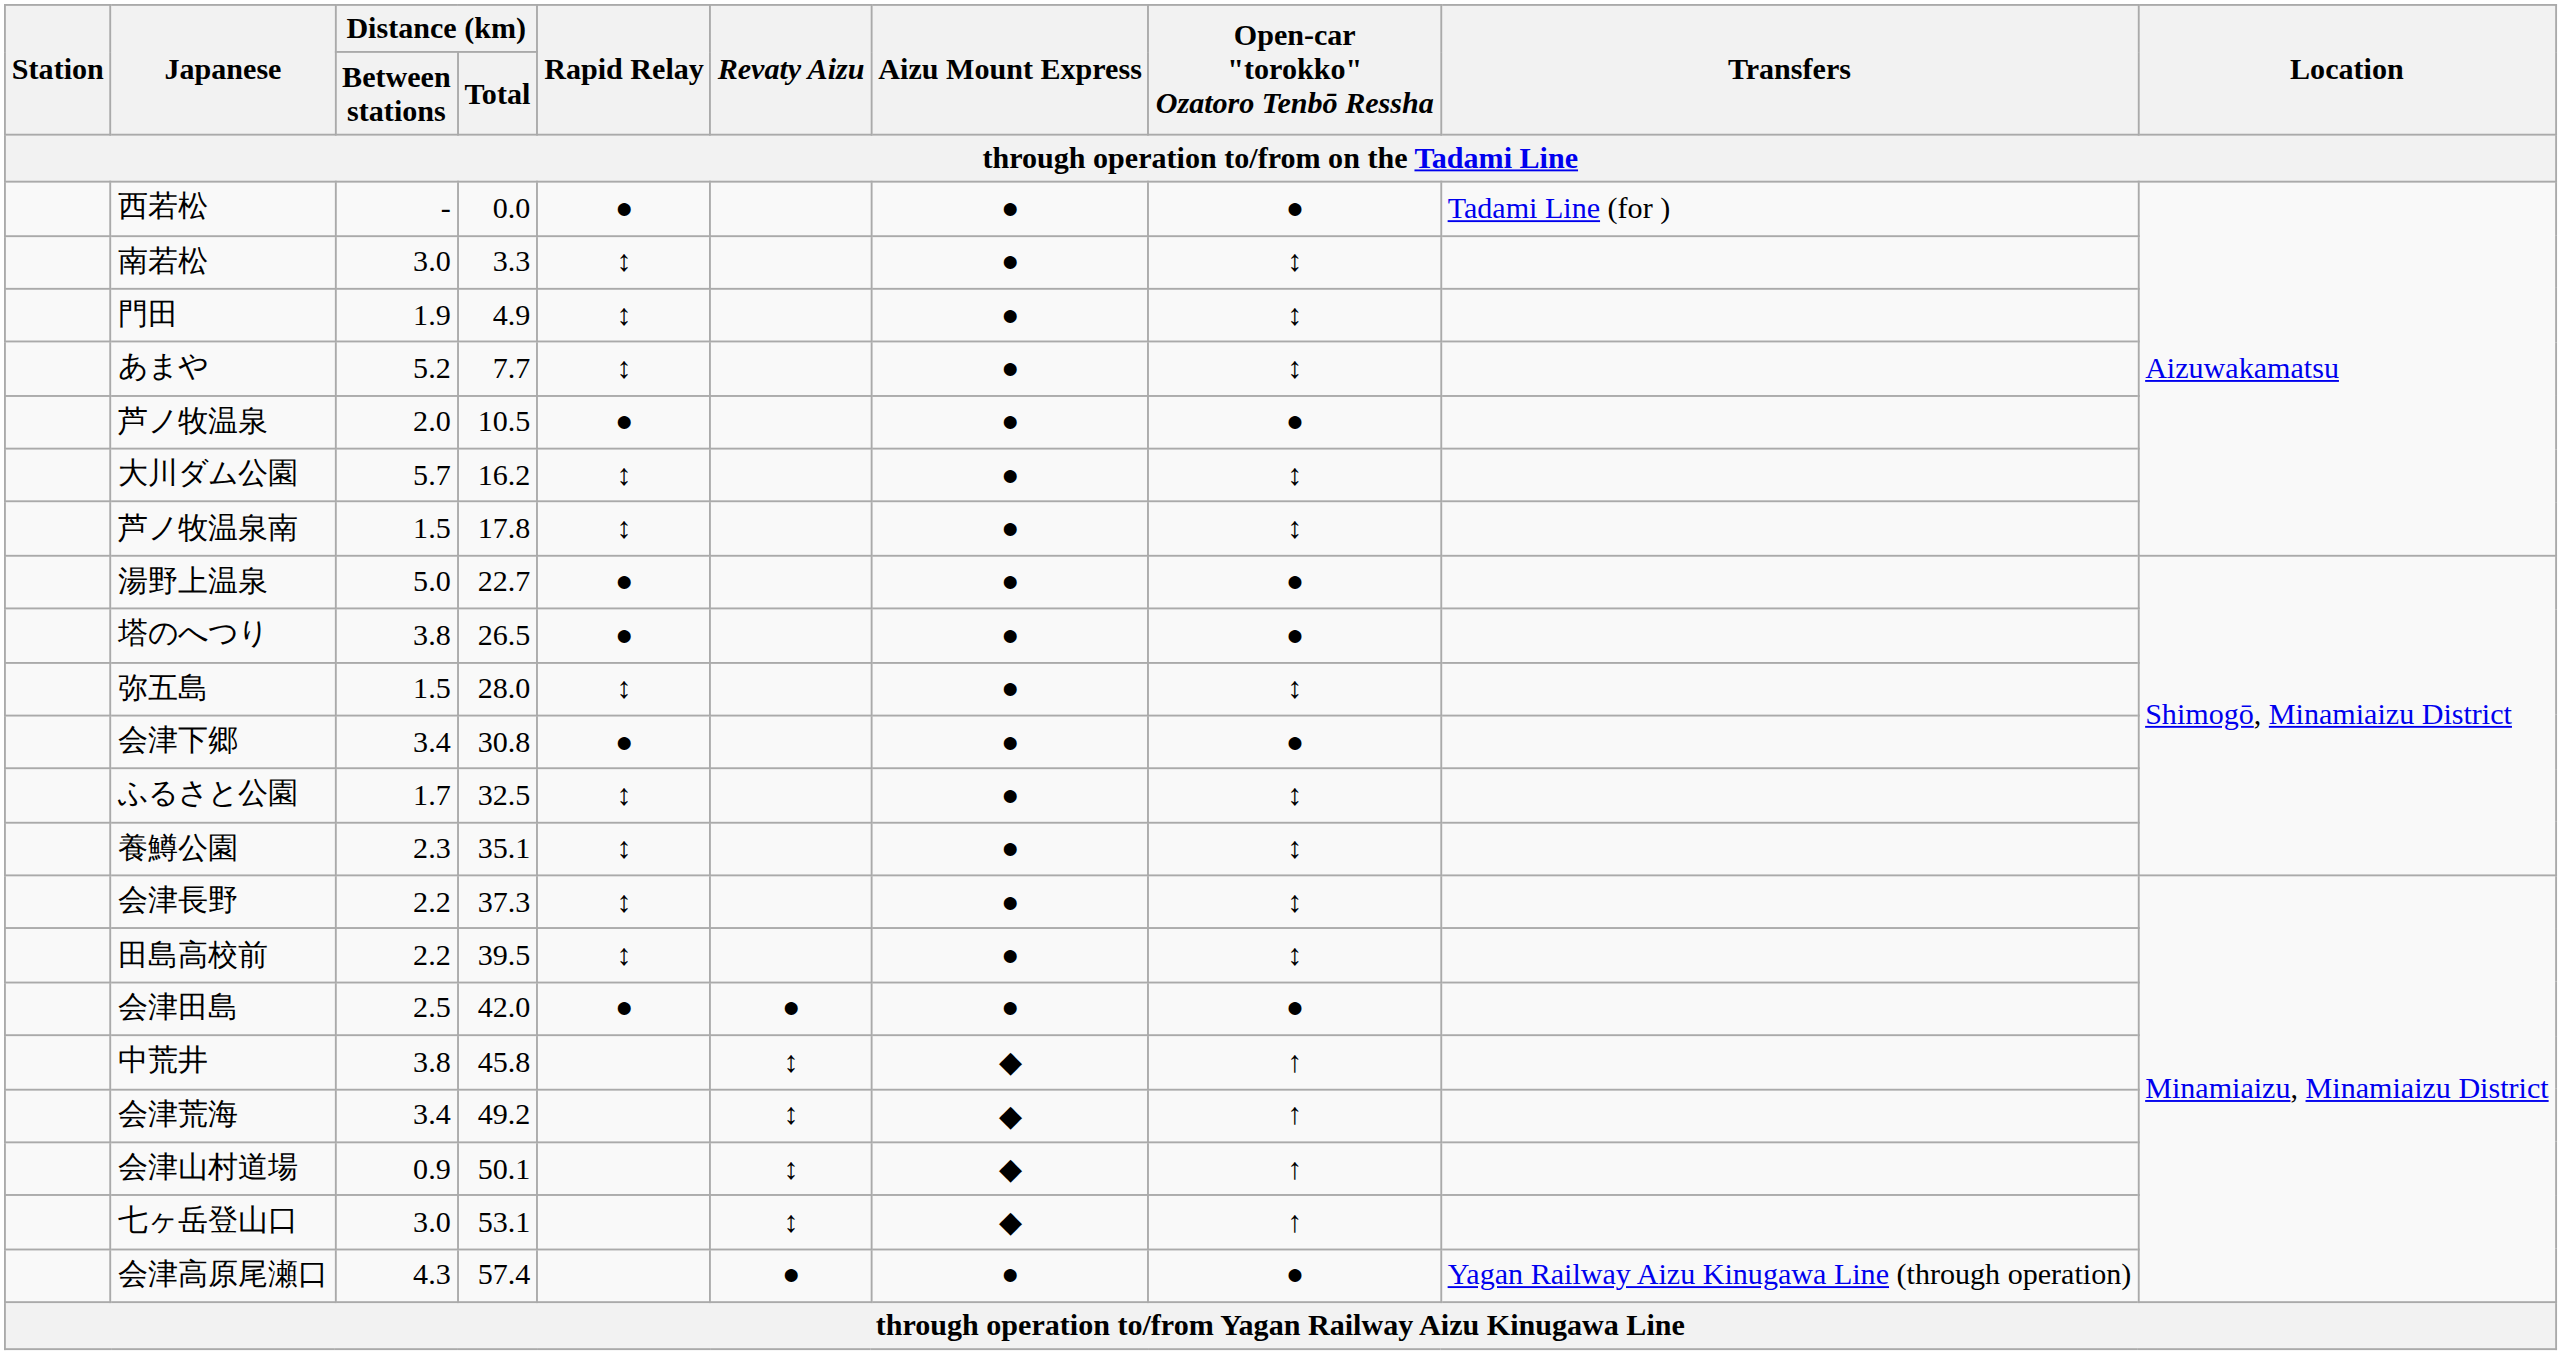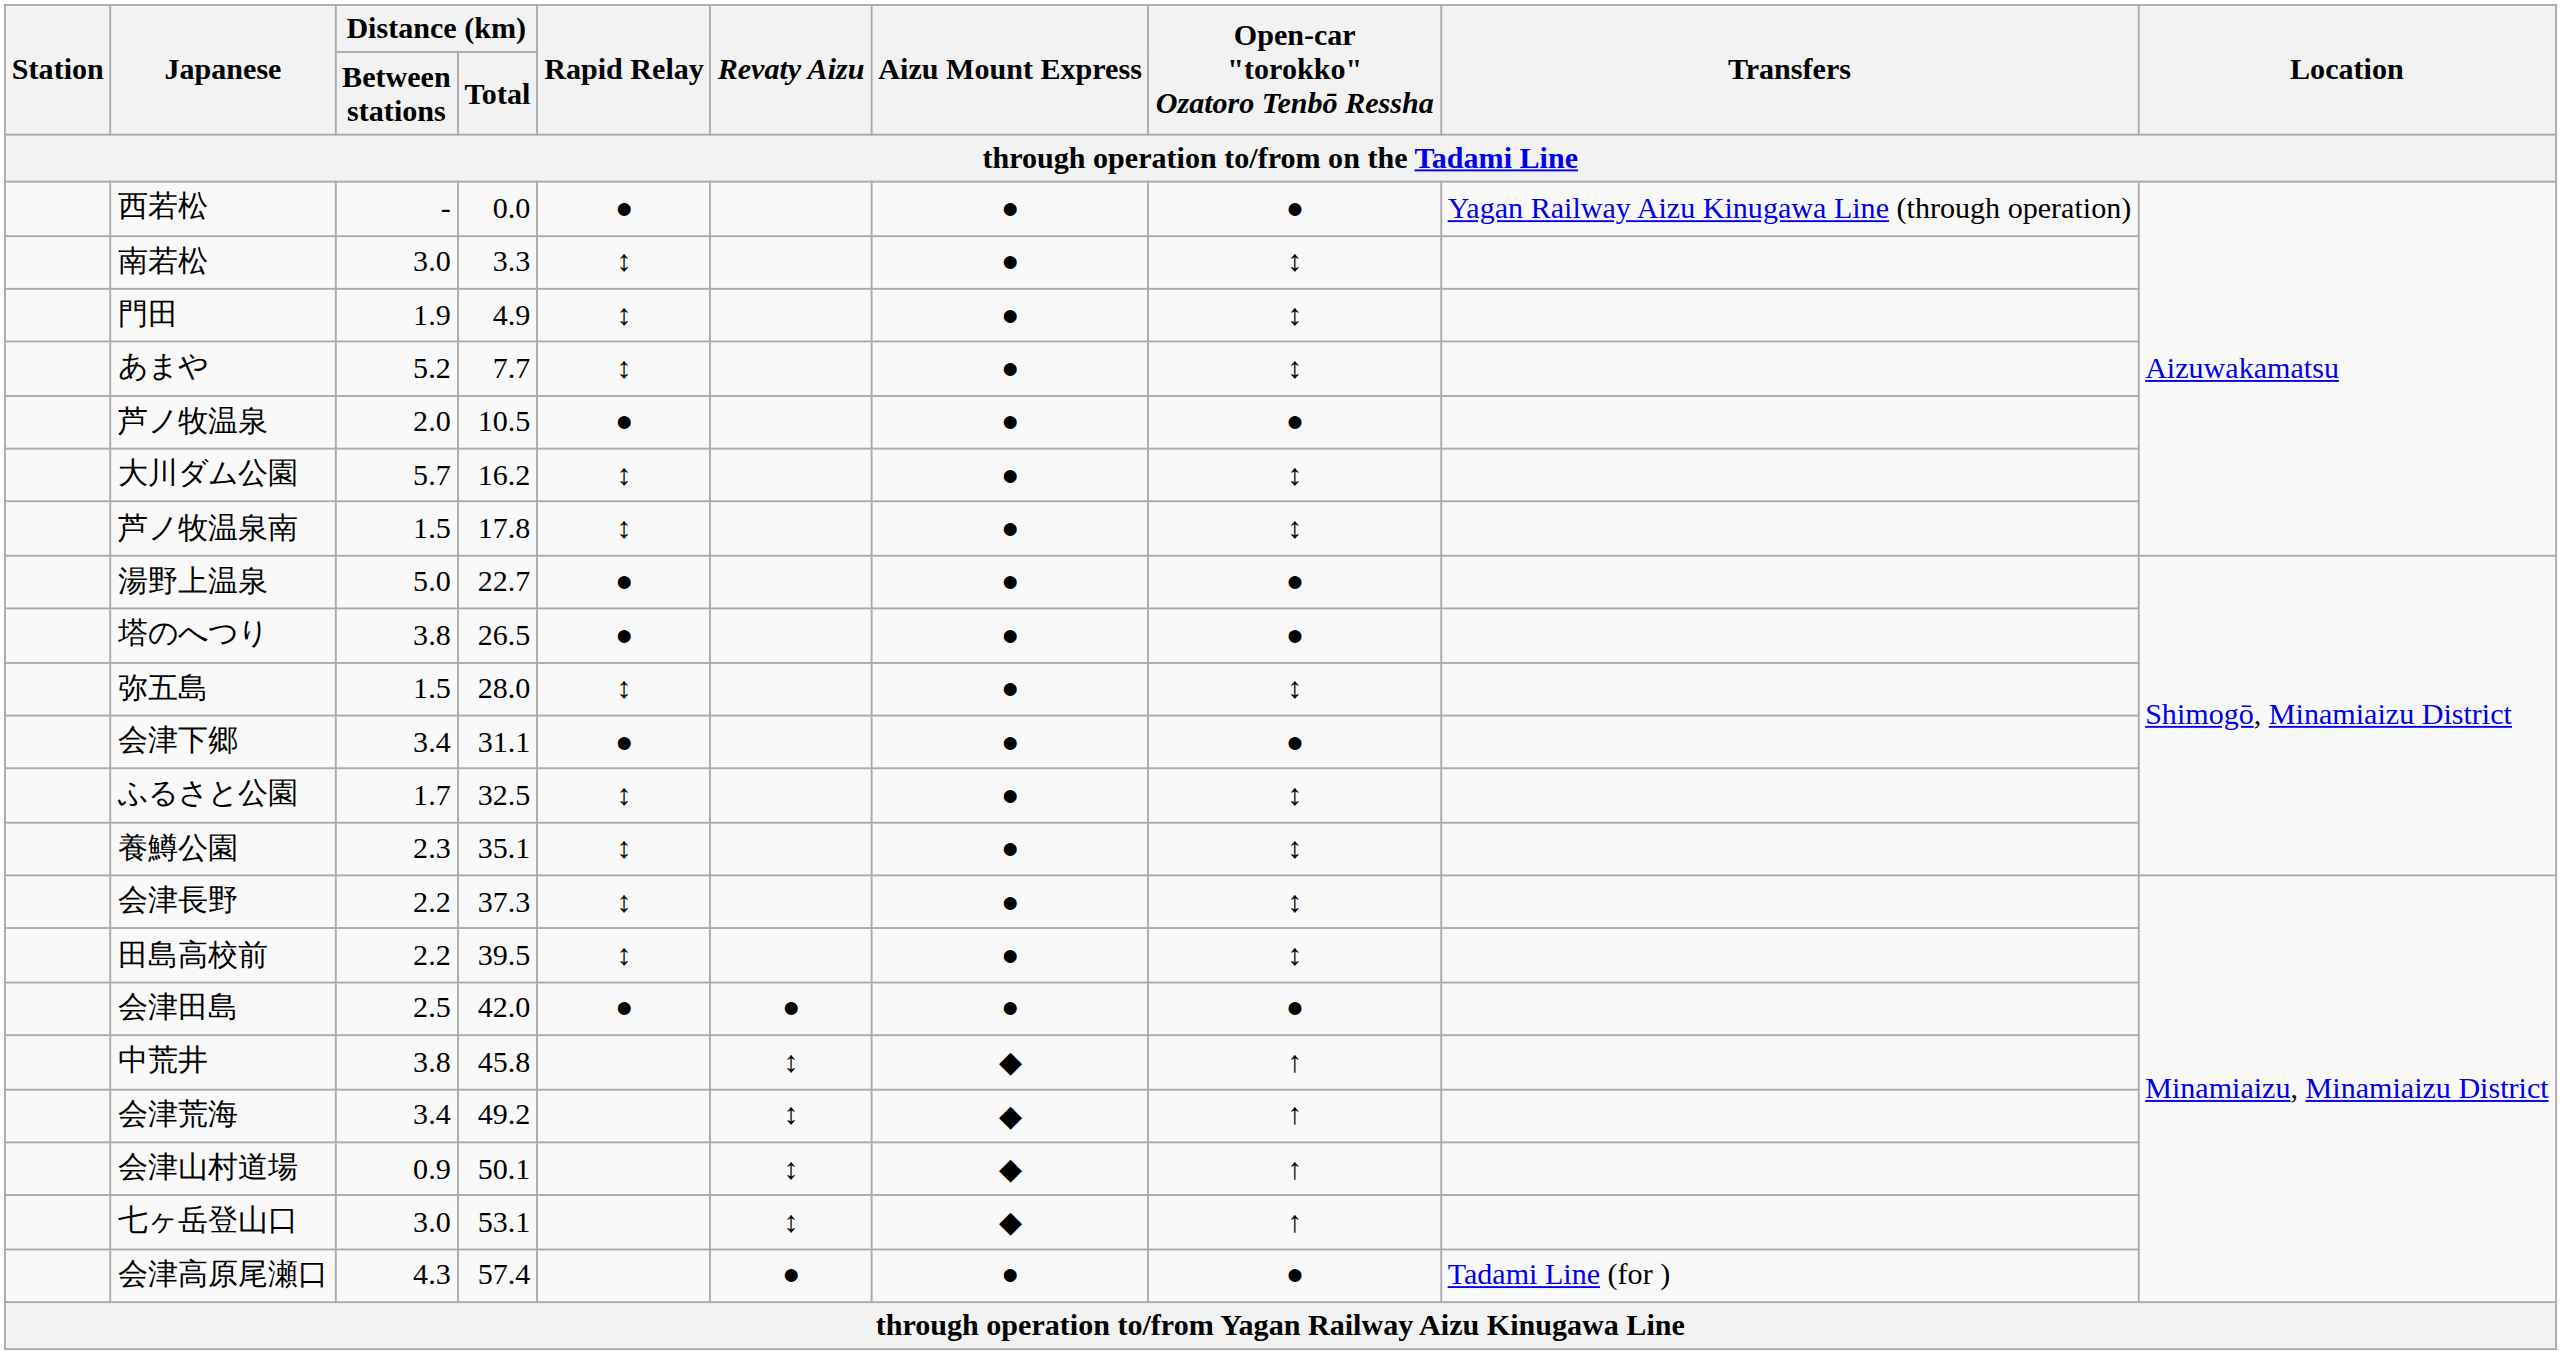(1559, 208) Tadami Line (for ) -> (1789, 208) Yagan Railway Aizu Kinugawa Line (through operation)
(504, 741) 30.8 -> (504, 741) 31.1
(1789, 1275) Yagan Railway Aizu Kinugawa Line (through operation) -> (1559, 1275) Tadami Line (for )
